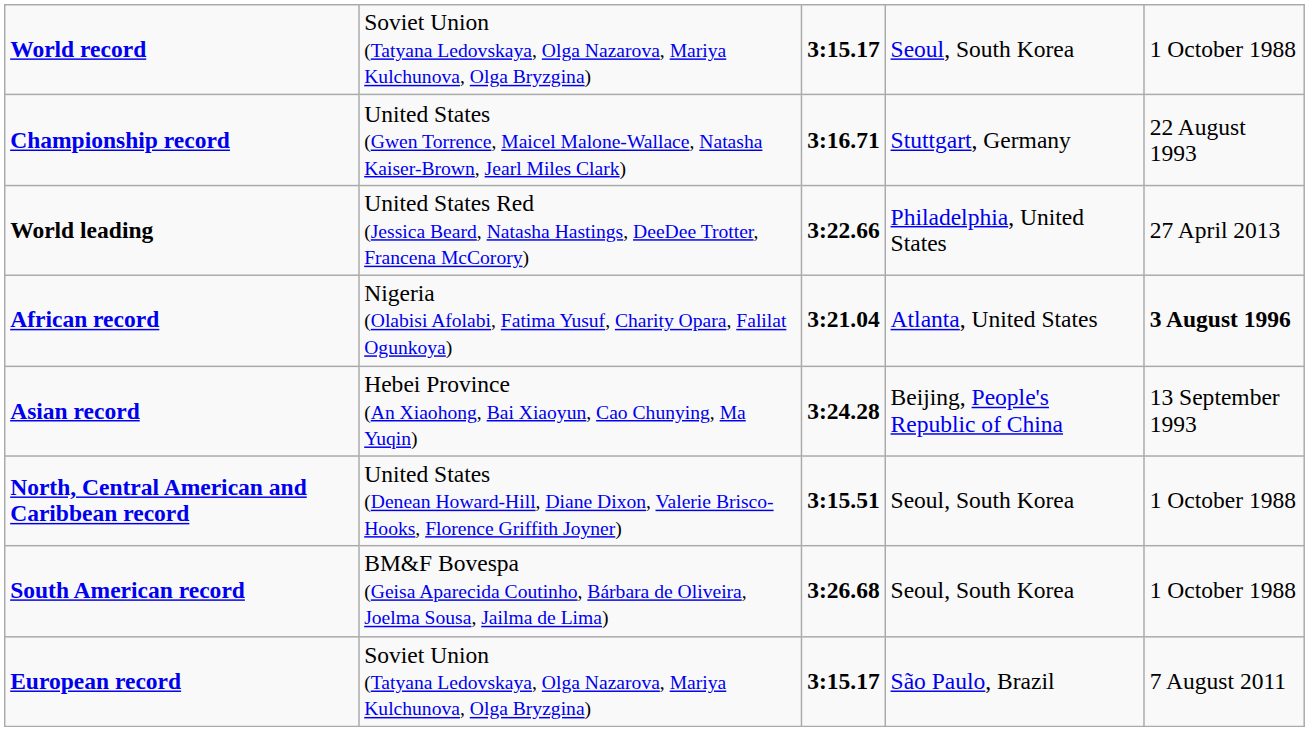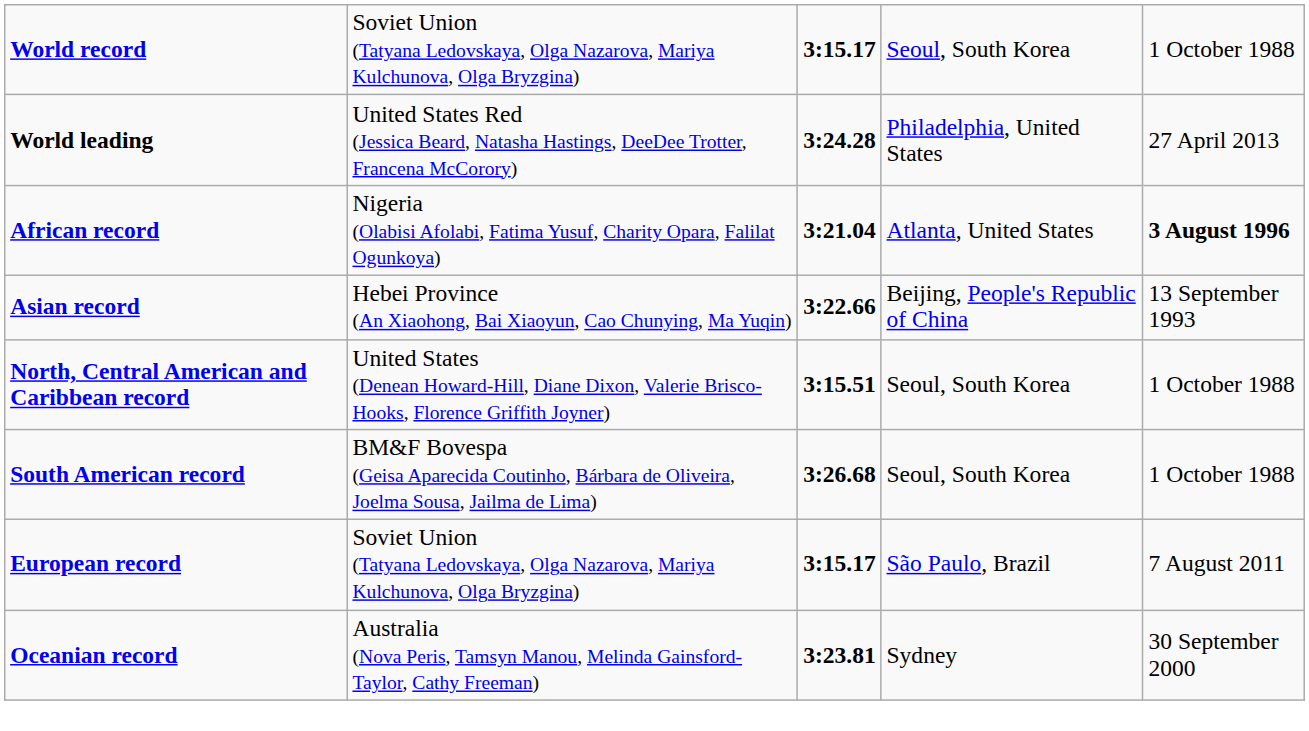- row: (120, 139)
(843, 230) 3:22.66 -> (839, 139) 3:24.28
(843, 410) 3:24.28 -> (839, 307) 3:22.66
+ row: (94, 654)
